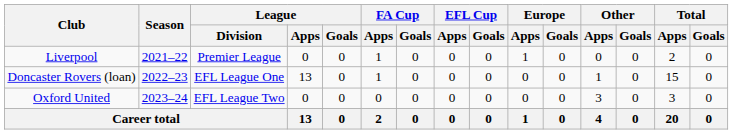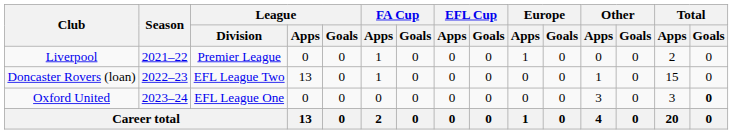(239, 77) EFL League One -> (239, 77) EFL League Two
(239, 98) EFL League Two -> (239, 98) EFL League One
(709, 98) normal -> (709, 98) bold
